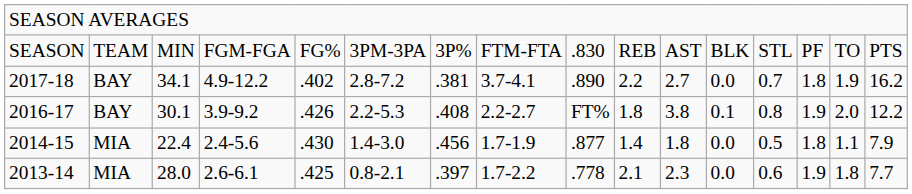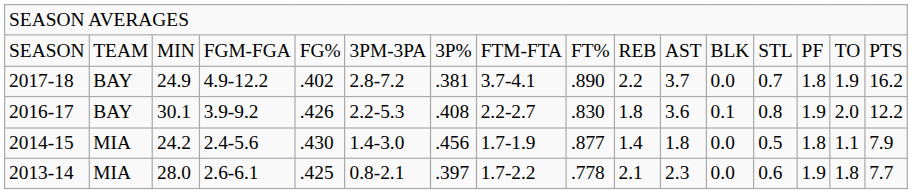(588, 50) .830 -> (590, 50) FT%
(174, 81) 34.1 -> (174, 81) 24.9
(677, 81) 2.7 -> (677, 81) 3.7
(590, 111) FT% -> (588, 111) .830
(677, 111) 3.8 -> (677, 111) 3.6
(174, 142) 22.4 -> (174, 142) 24.2
